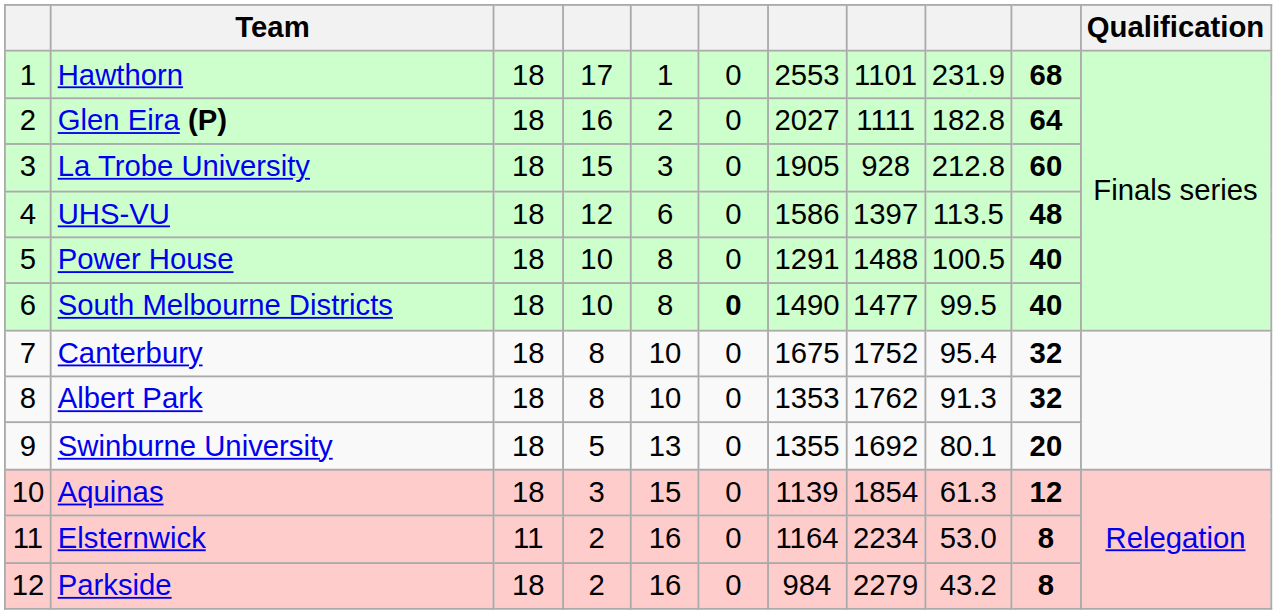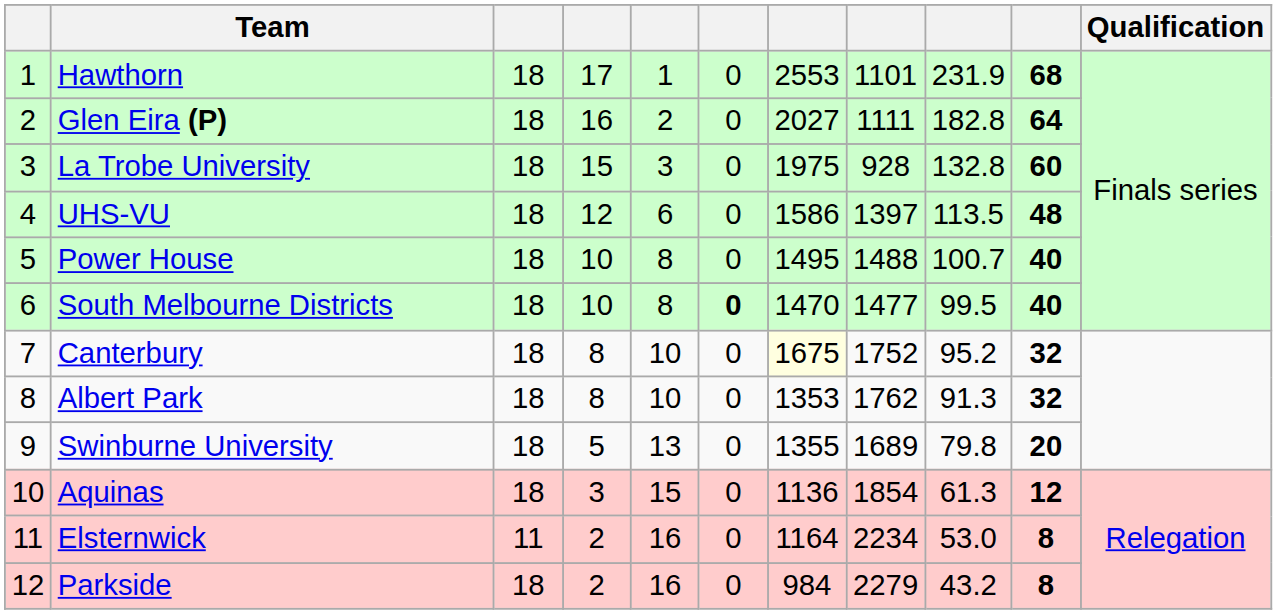(807, 167) 1905 -> (807, 167) 1975
(968, 167) 212.8 -> (968, 167) 132.8
(807, 259) 1291 -> (807, 259) 1495
(968, 259) 100.5 -> (968, 259) 100.7
(807, 306) 1490 -> (807, 306) 1470
(807, 352) no background -> (807, 352) lightyellow background
(968, 352) 95.4 -> (968, 352) 95.2
(886, 445) 1692 -> (886, 445) 1689
(968, 445) 80.1 -> (968, 445) 79.8
(807, 492) 1139 -> (807, 492) 1136
